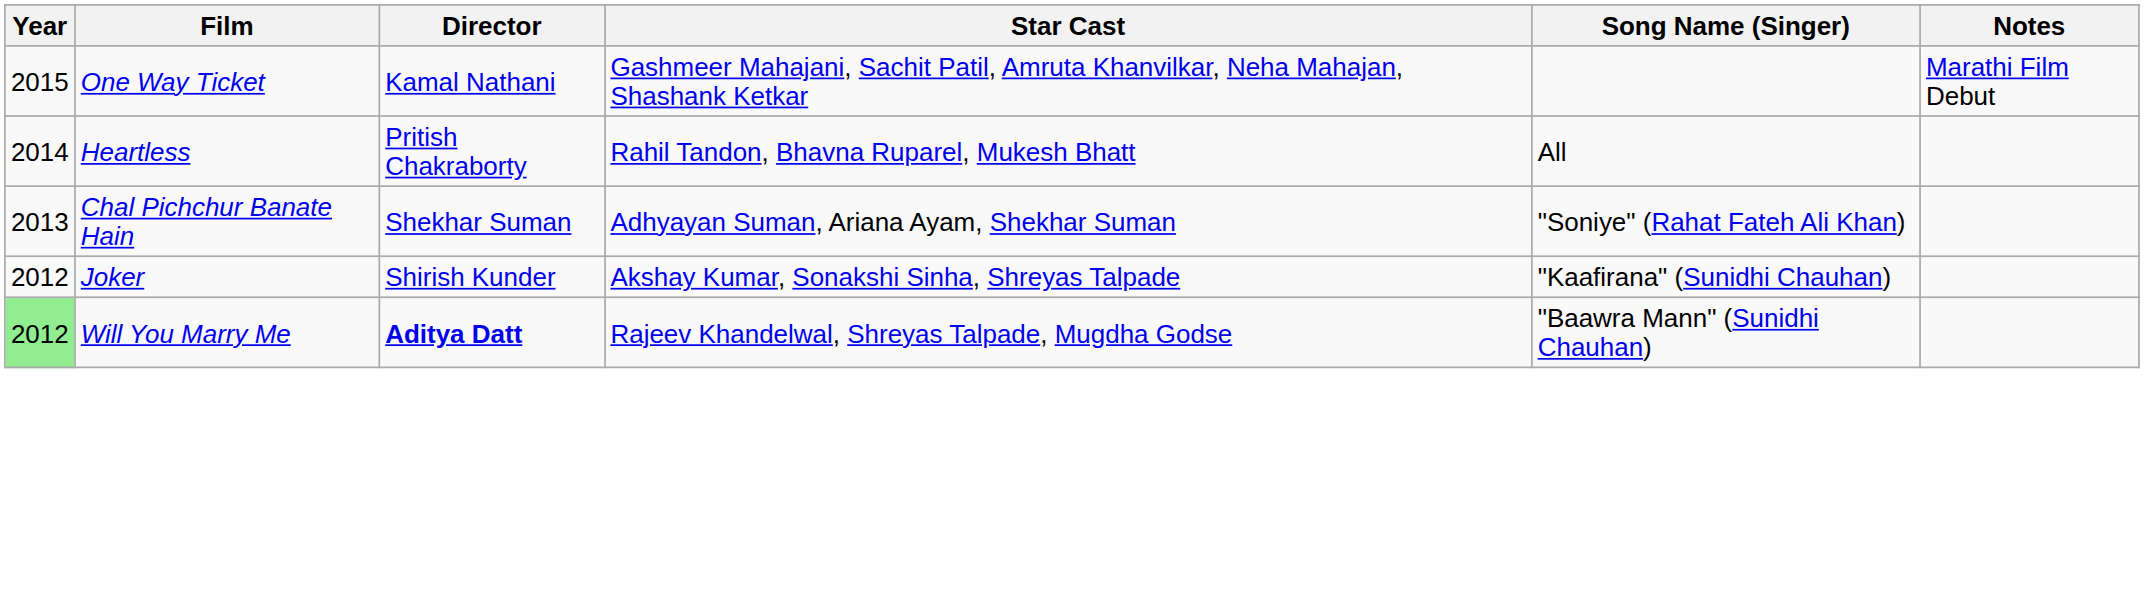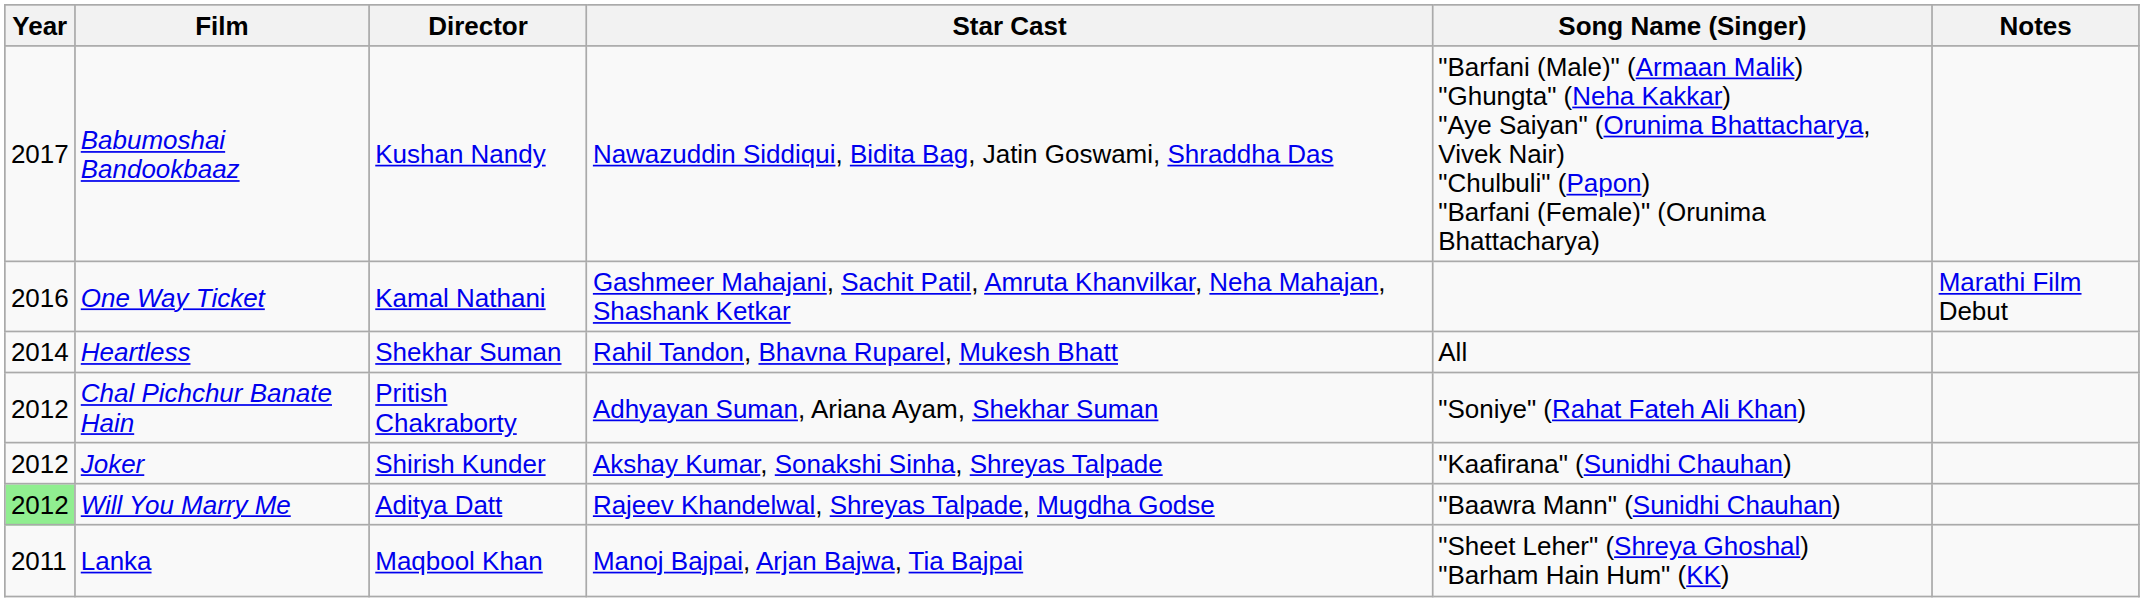+ row: (160, 154)
(40, 81) 2015 -> (40, 297) 2016
(456, 152) Pritish Chakraborty -> (468, 353) Shekhar Suman
(40, 222) 2013 -> (40, 408) 2012
(478, 222) Shekhar Suman -> (446, 408) Pritish Chakraborty
(454, 333) bold -> (439, 505) normal
+ row: (116, 561)
